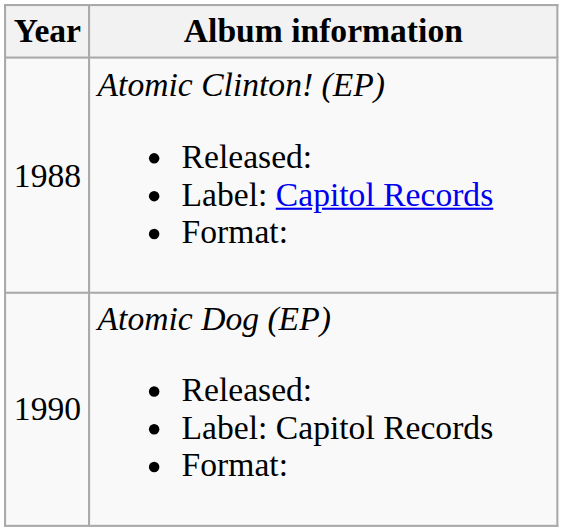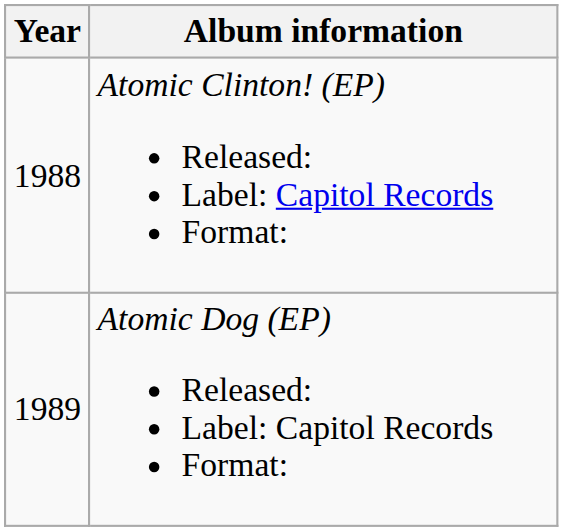(47, 408) 1990 -> (47, 408) 1989
